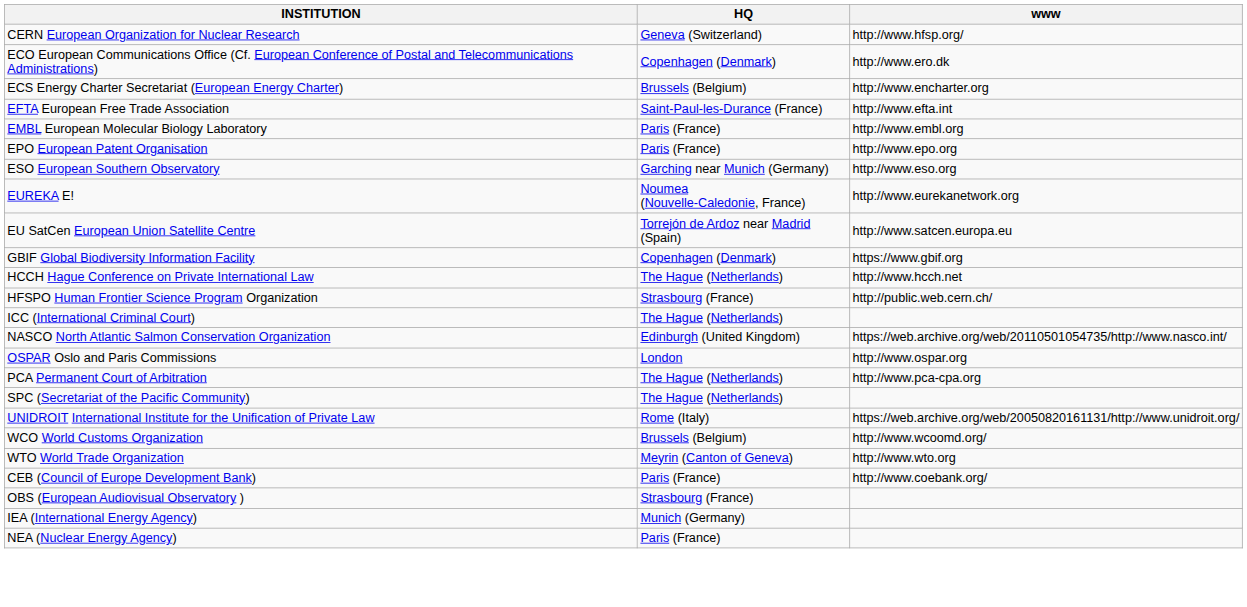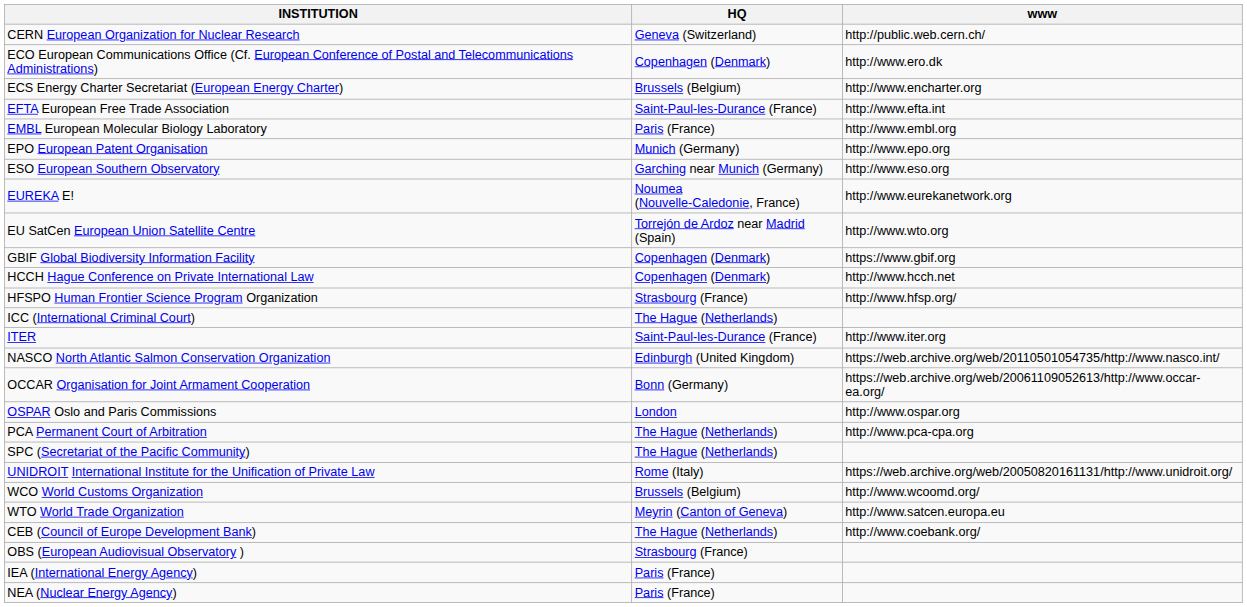(908, 34) http://www.hfsp.org/ -> (915, 34) http://public.web.cern.ch/
(680, 149) Paris (France) -> (687, 149) Munich (Germany)
(932, 230) http://www.satcen.europa.eu -> (897, 230) http://www.wto.org
(712, 277) The Hague (Netherlands) -> (702, 277) Copenhagen (Denmark)
(922, 297) http://public.web.cern.ch/ -> (901, 297) http://www.hfsp.org/
+ row: (22, 337)
+ row: (159, 385)
(904, 458) http://www.wto.org -> (925, 512) http://www.satcen.europa.eu
(680, 478) Paris (France) -> (706, 532) The Hague (Netherlands)
(693, 518) Munich (Germany) -> (675, 572) Paris (France)
